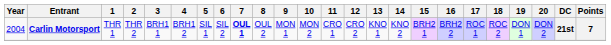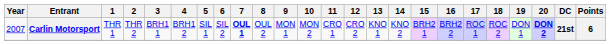(16, 28) 2004 -> (16, 28) 2007
(544, 28) normal -> (544, 28) bold
(591, 28) 7 -> (591, 28) 6
